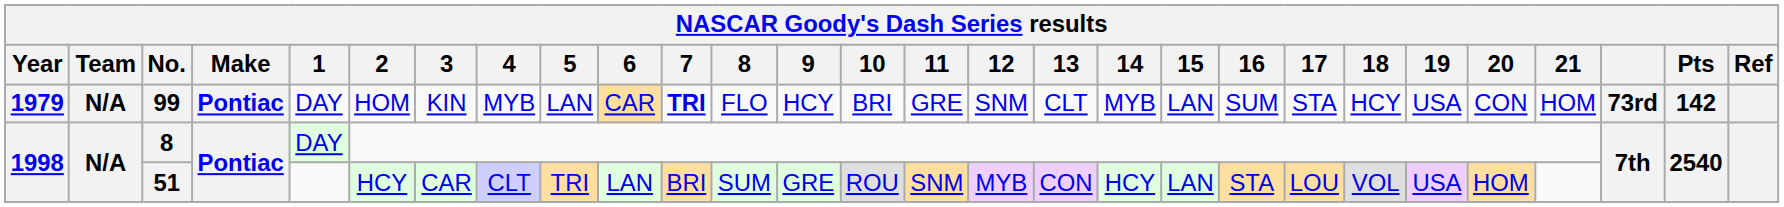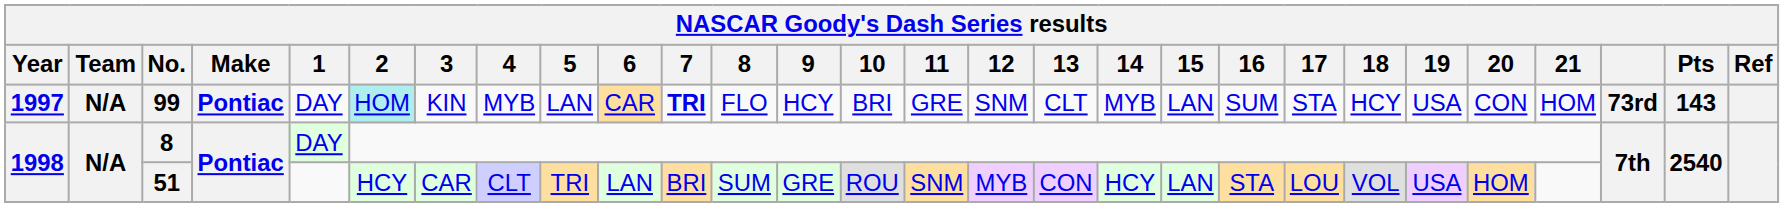(37, 103) 1979 -> (37, 103) 1997
(382, 103) no background -> (382, 103) paleturquoise background
(1696, 103) 142 -> (1696, 103) 143
